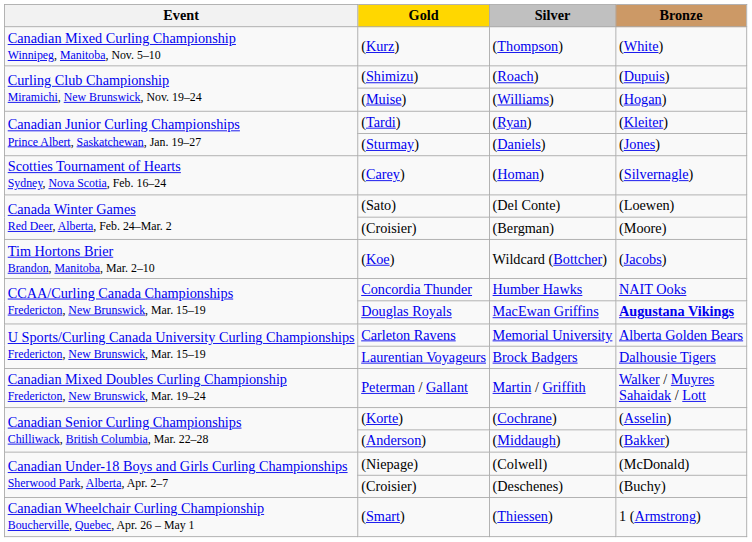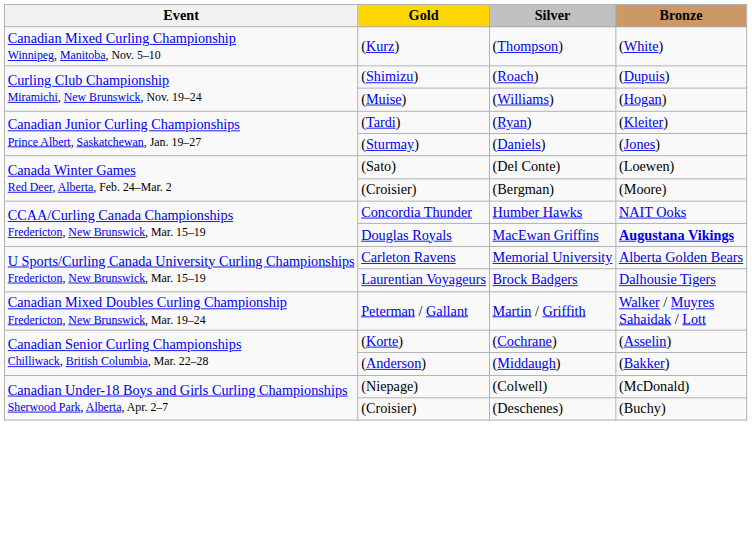- row: (518, 175)
- row: (550, 259)
- row: (523, 516)
